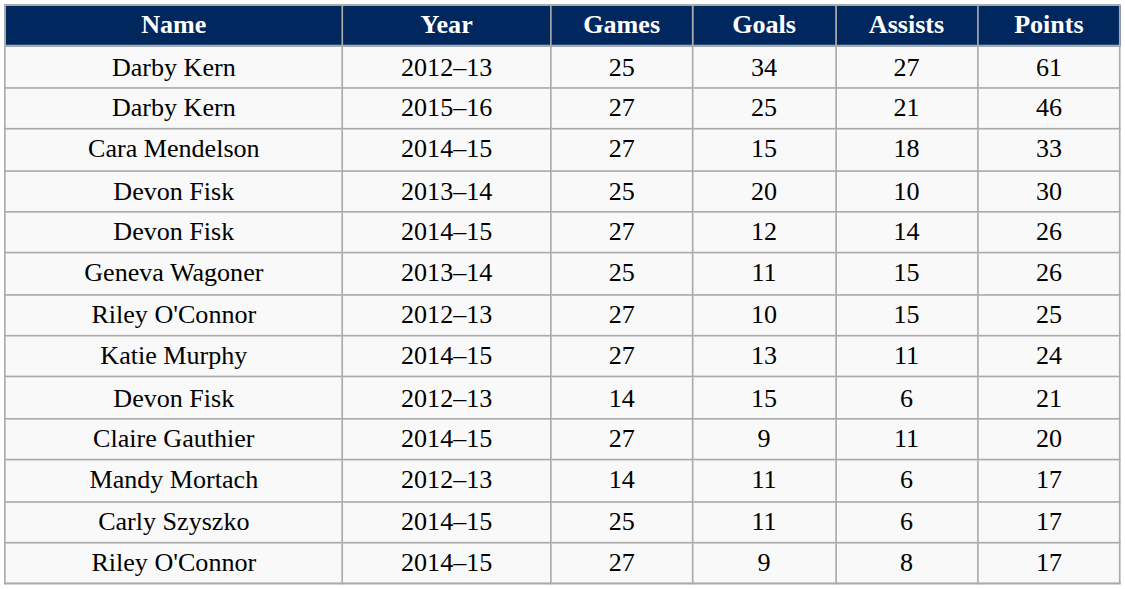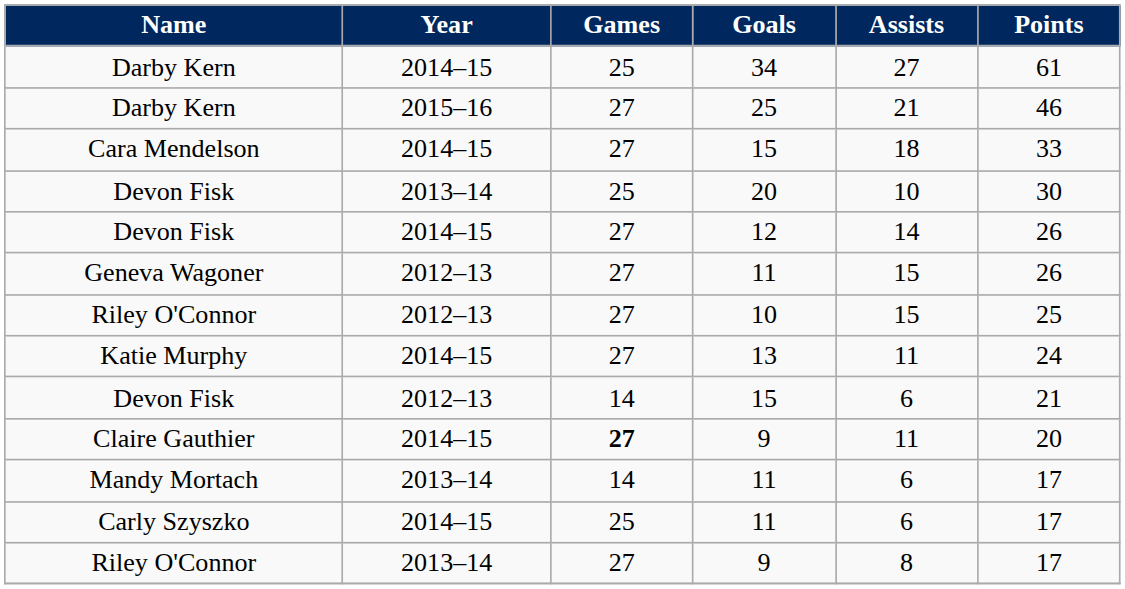(447, 66) 2012–13 -> (447, 66) 2014–15
(447, 273) 2013–14 -> (447, 273) 2012–13
(622, 273) 25 -> (622, 273) 27
(622, 438) normal -> (622, 438) bold
(447, 480) 2012–13 -> (447, 480) 2013–14
(447, 562) 2014–15 -> (447, 562) 2013–14
